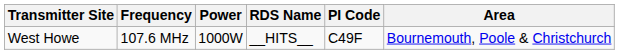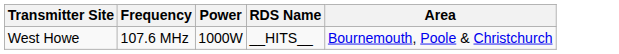- column: (354, 15)
